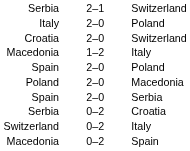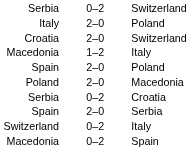(95, 8) 2–1 -> (95, 8) 0–2
rows swapped: (45, 97) <-> (44, 112)
